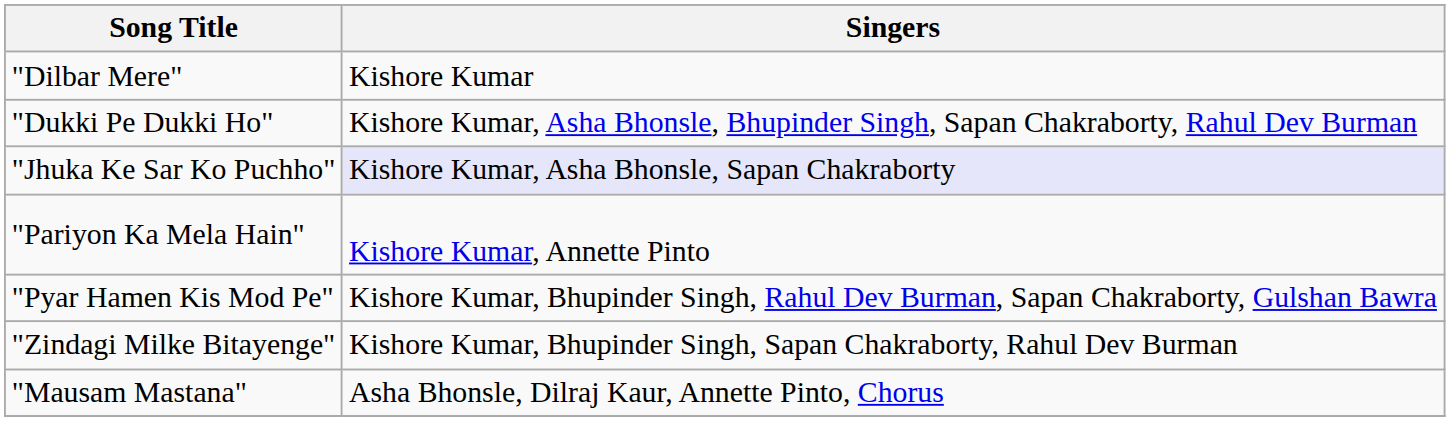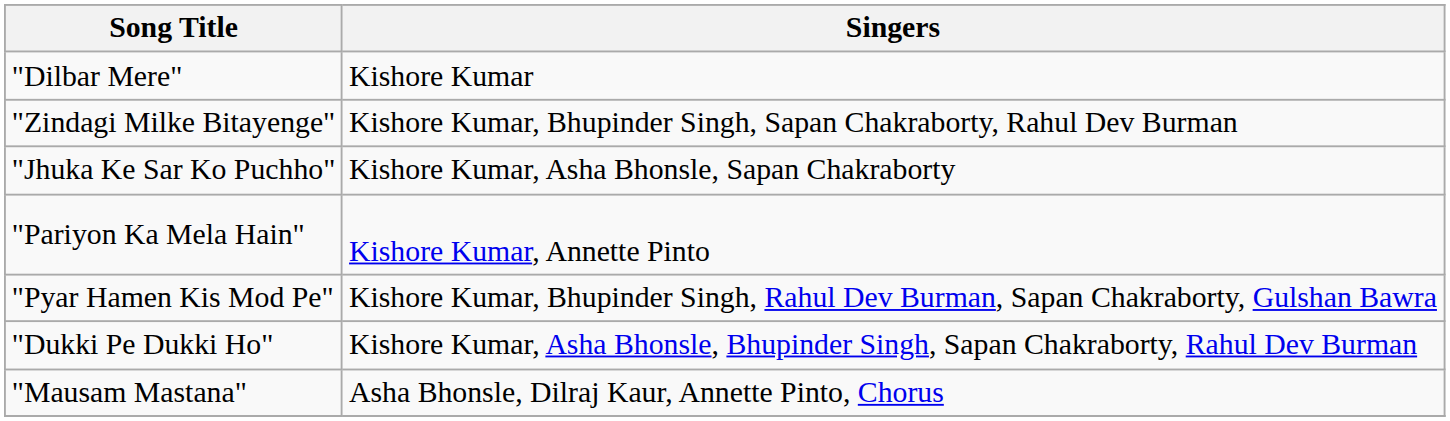rows swapped: (143, 122) <-> (174, 344)
(652, 169) lavender background -> (652, 169) no background
